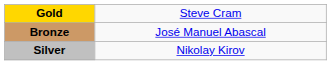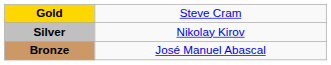rows swapped: (49, 50) <-> (49, 32)
